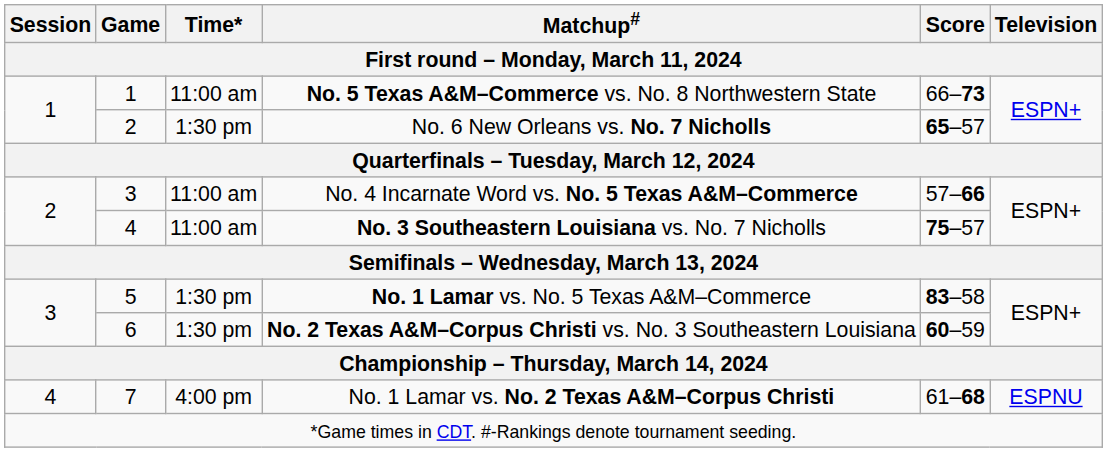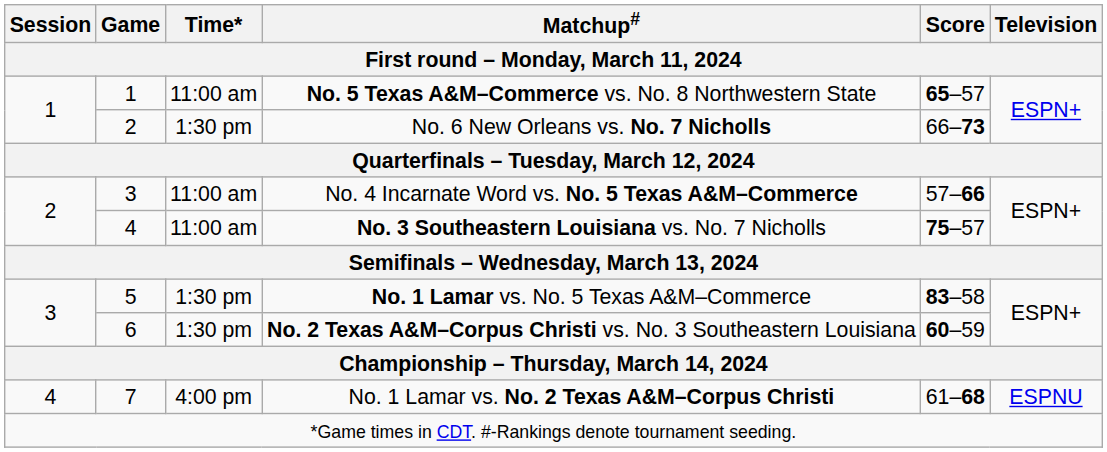(955, 93) 66–73 -> (955, 93) 65–57
(955, 127) 65–57 -> (955, 127) 66–73
